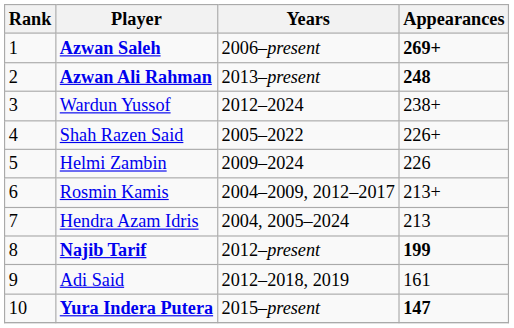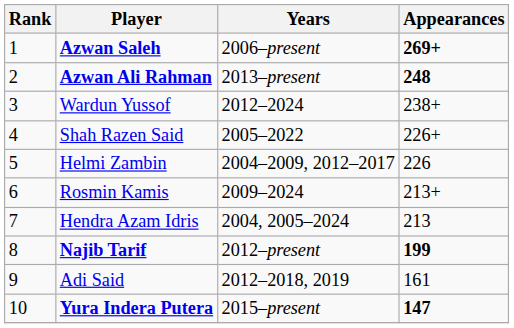(263, 163) 2009–2024 -> (308, 163) 2004–2009, 2012–2017
(308, 192) 2004–2009, 2012–2017 -> (263, 192) 2009–2024
